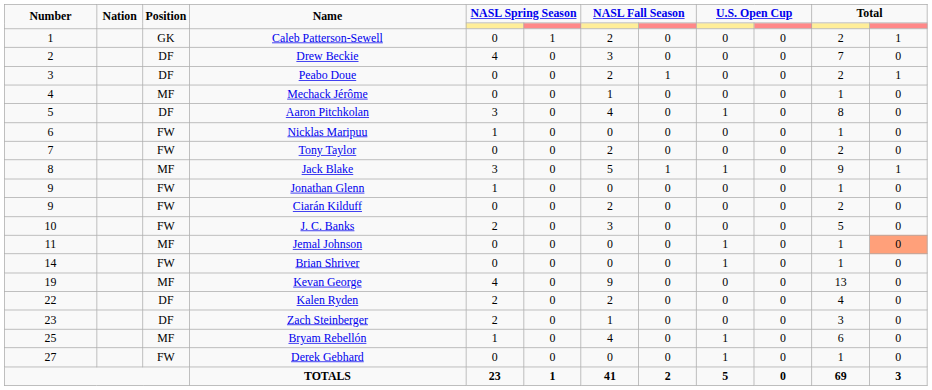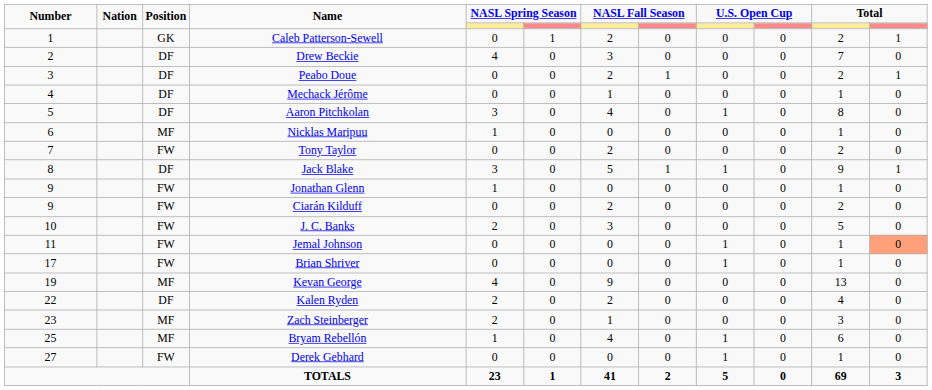(166, 94) MF -> (166, 94) DF
(166, 132) FW -> (166, 132) MF
(166, 169) MF -> (166, 169) DF
(166, 244) MF -> (166, 244) FW
(51, 263) 14 -> (51, 263) 17
(166, 319) DF -> (166, 319) MF
